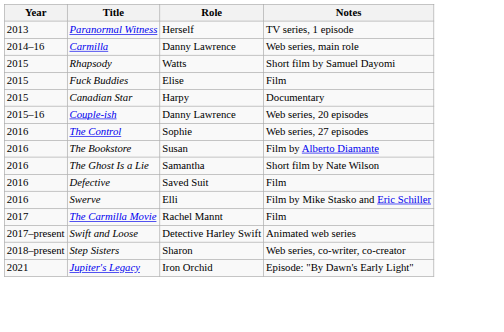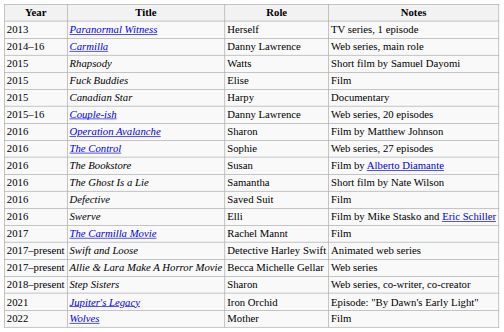+ row: (115, 132)
+ row: (146, 268)
+ row: (84, 319)
